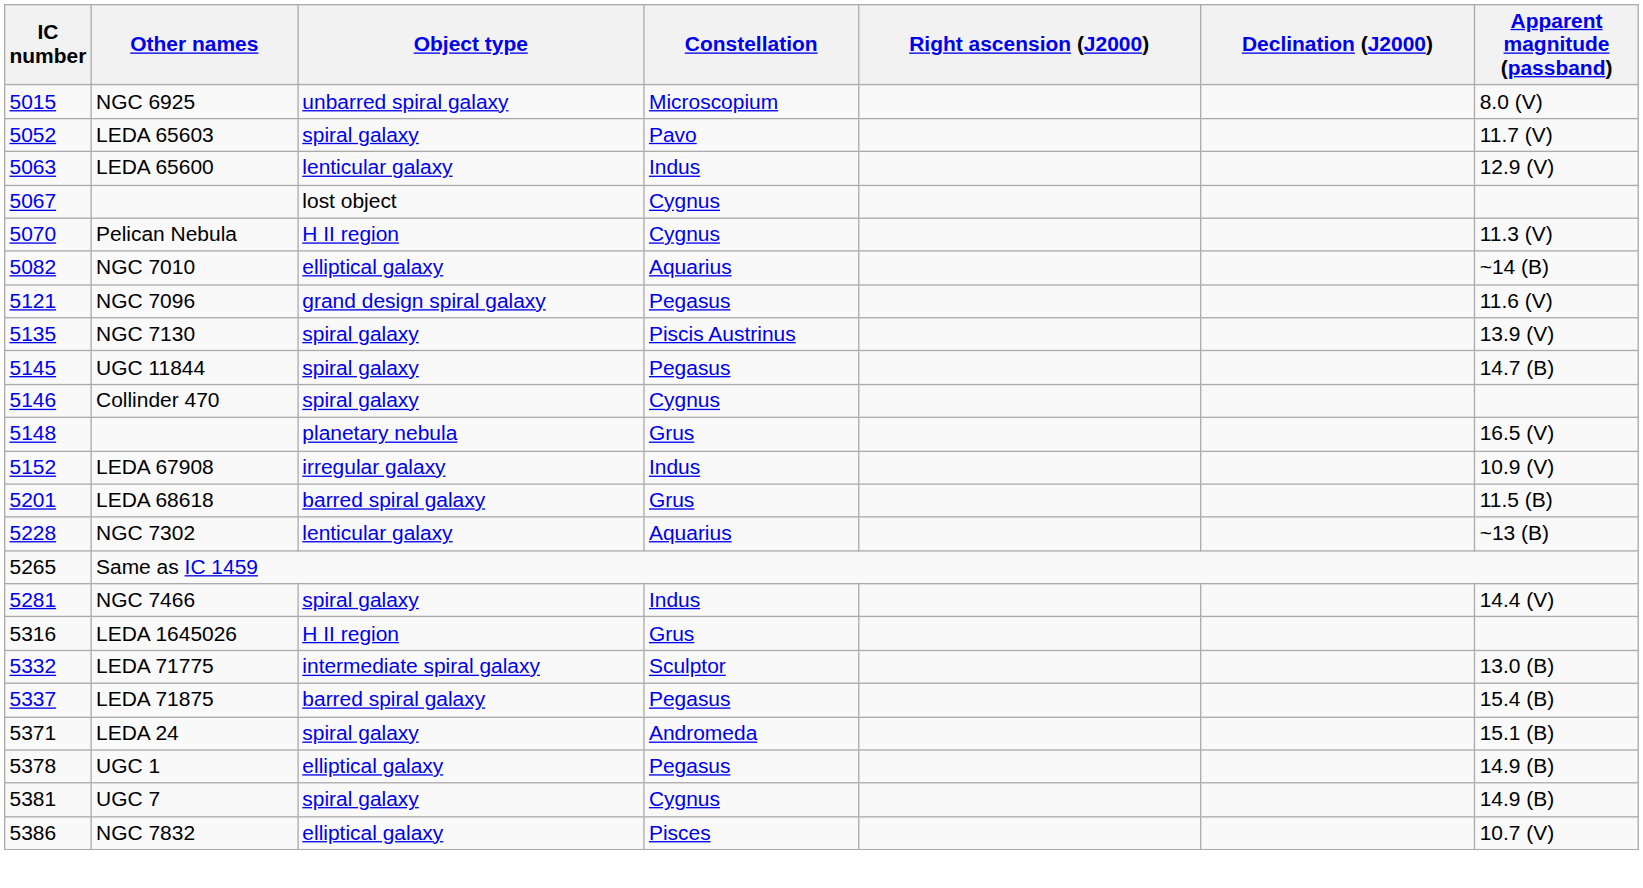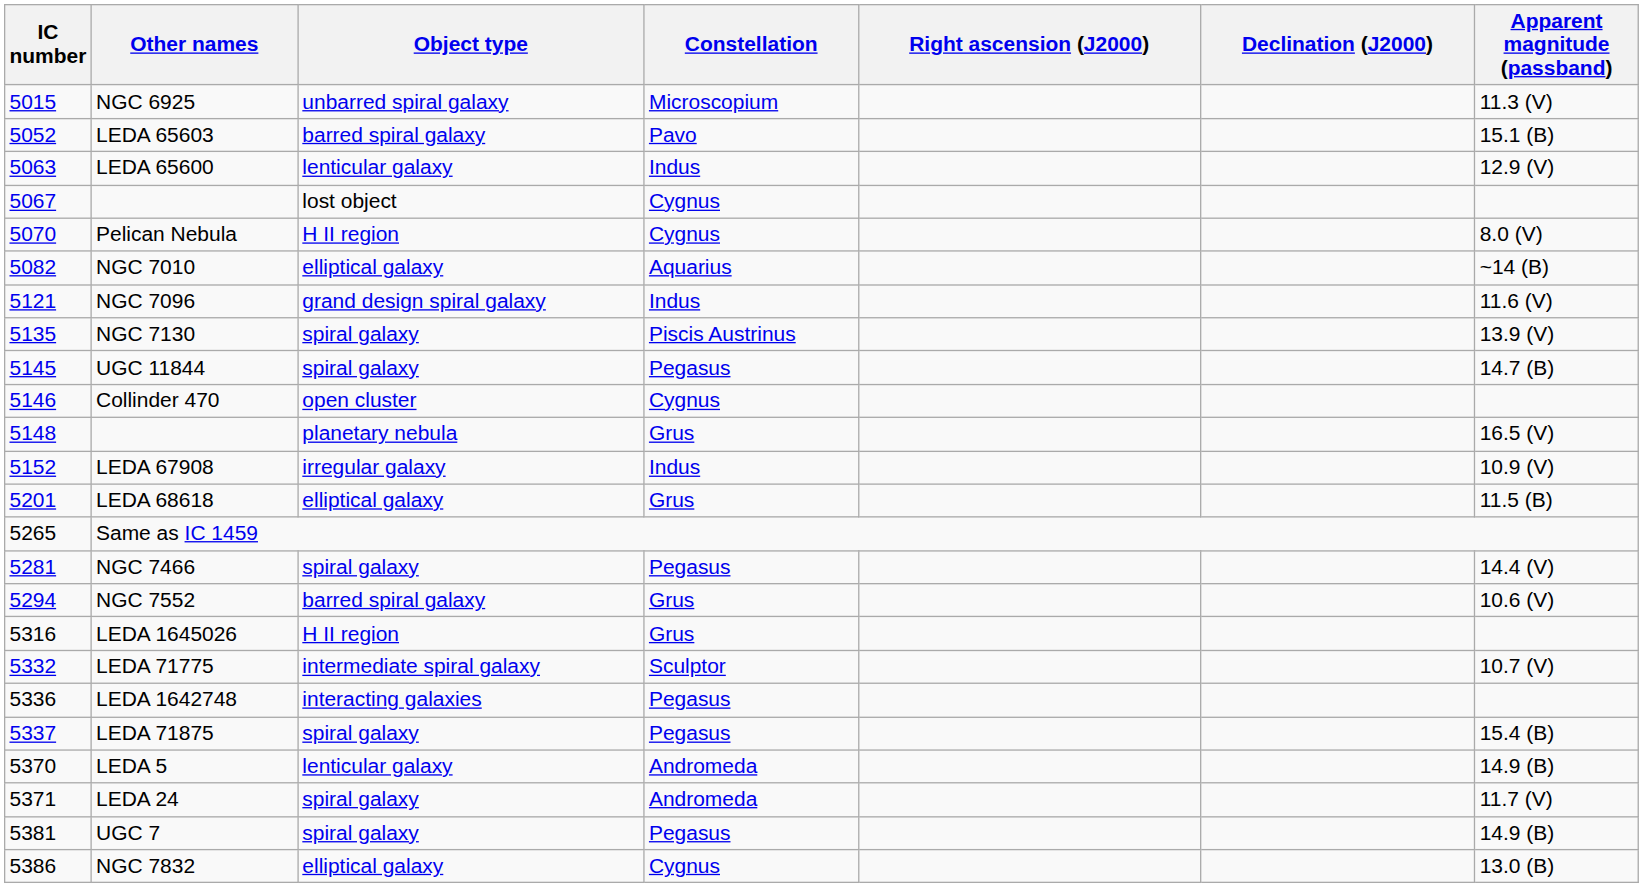(1511, 101) 8.0 (V) -> (1516, 101) 11.3 (V)
(361, 134) spiral galaxy -> (394, 134) barred spiral galaxy
(1516, 134) 11.7 (V) -> (1517, 134) 15.1 (B)
(1516, 234) 11.3 (V) -> (1511, 234) 8.0 (V)
(690, 300) Pegasus -> (675, 300) Indus
(361, 400) spiral galaxy -> (359, 400) open cluster
(394, 500) barred spiral galaxy -> (373, 500) elliptical galaxy
- row: (33, 533)
(675, 600) Indus -> (690, 566) Pegasus
+ row: (33, 600)
(1517, 666) 13.0 (B) -> (1517, 666) 10.7 (V)
+ row: (33, 699)
(394, 699) barred spiral galaxy -> (361, 733) spiral galaxy
+ row: (33, 766)
(1517, 733) 15.1 (B) -> (1516, 799) 11.7 (V)
- row: (33, 766)
(684, 799) Cygnus -> (690, 832) Pegasus
(680, 832) Pisces -> (684, 866) Cygnus
(1517, 832) 10.7 (V) -> (1517, 866) 13.0 (B)
